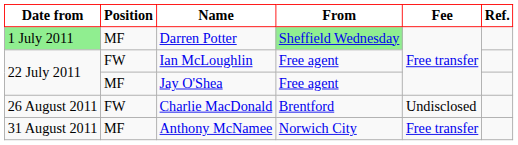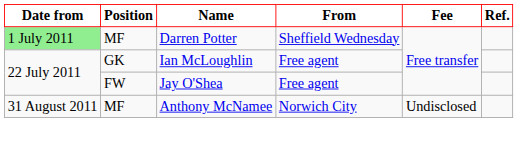(339, 38) lightgreen background -> (339, 38) no background
(115, 60) FW -> (114, 60) GK
(114, 83) MF -> (115, 83) FW
- row: (216, 106)
(442, 128) Free transfer -> (441, 106) Undisclosed
